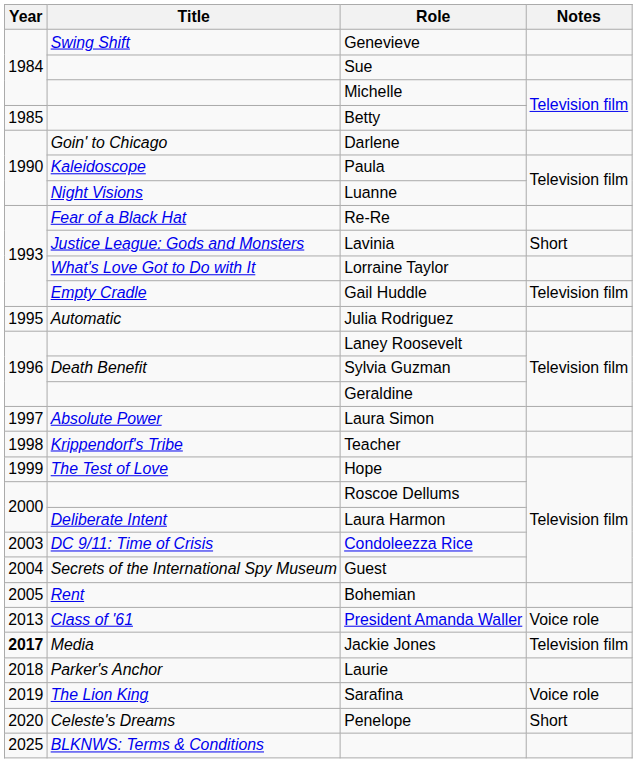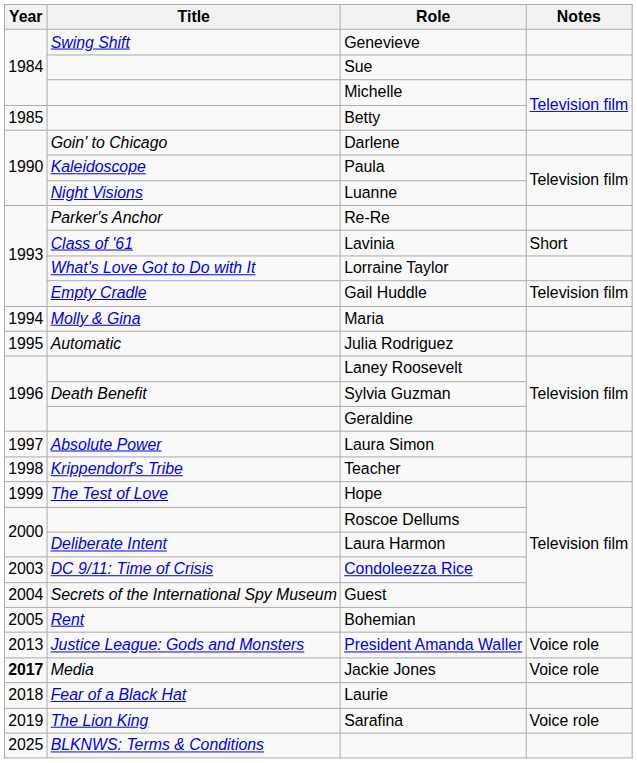(118, 218) Fear of a Black Hat -> (106, 218) Parker's Anchor
(177, 243) Justice League: Gods and Monsters -> (92, 243) Class of '61
+ row: (364, 318)
(92, 619) Class of '61 -> (177, 645) Justice League: Gods and Monsters
(579, 645) Television film -> (564, 670) Voice role
(106, 670) Parker's Anchor -> (118, 695) Fear of a Black Hat
- row: (378, 720)
